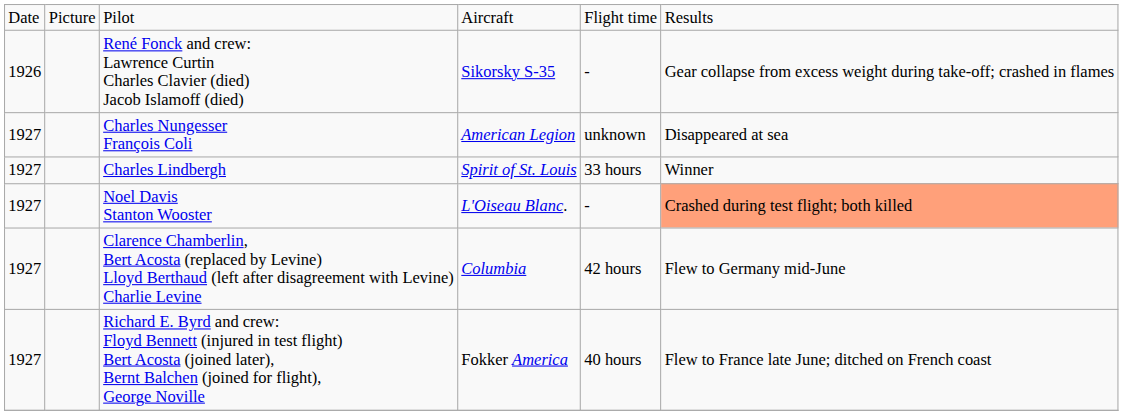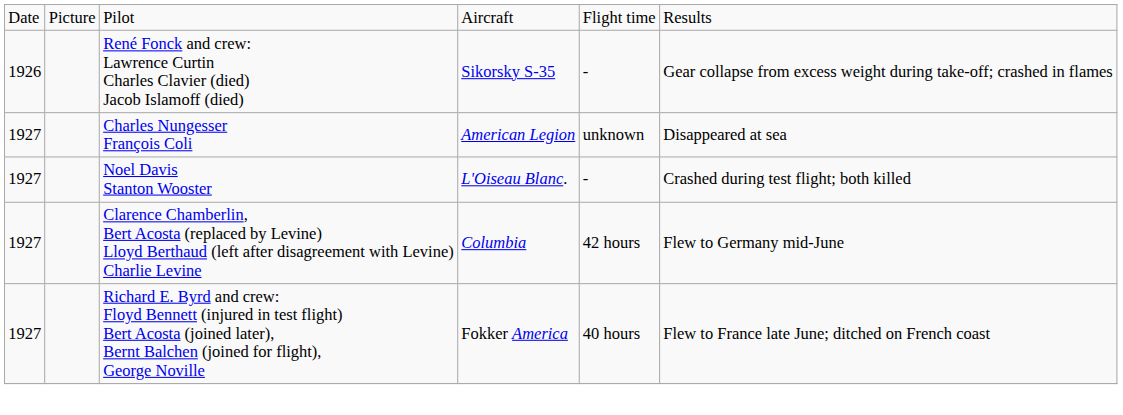- row: (165, 170)
(788, 205) lightsalmon background -> (787, 179) no background
